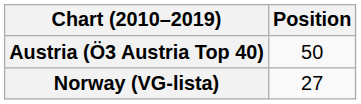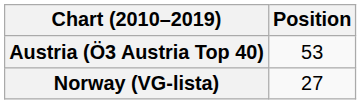(312, 51) 50 -> (312, 51) 53
